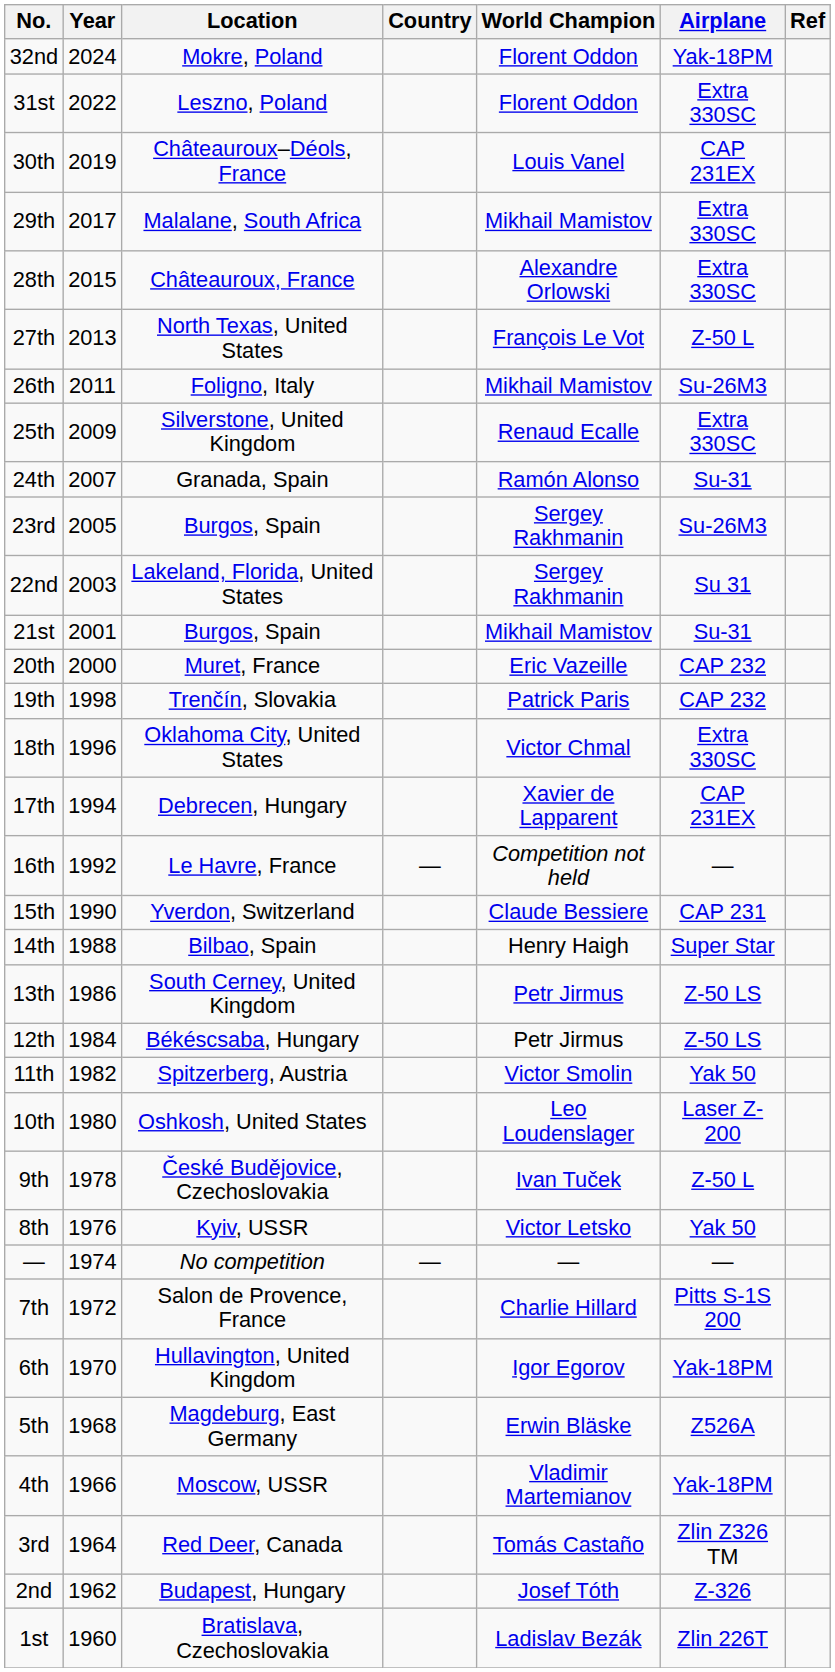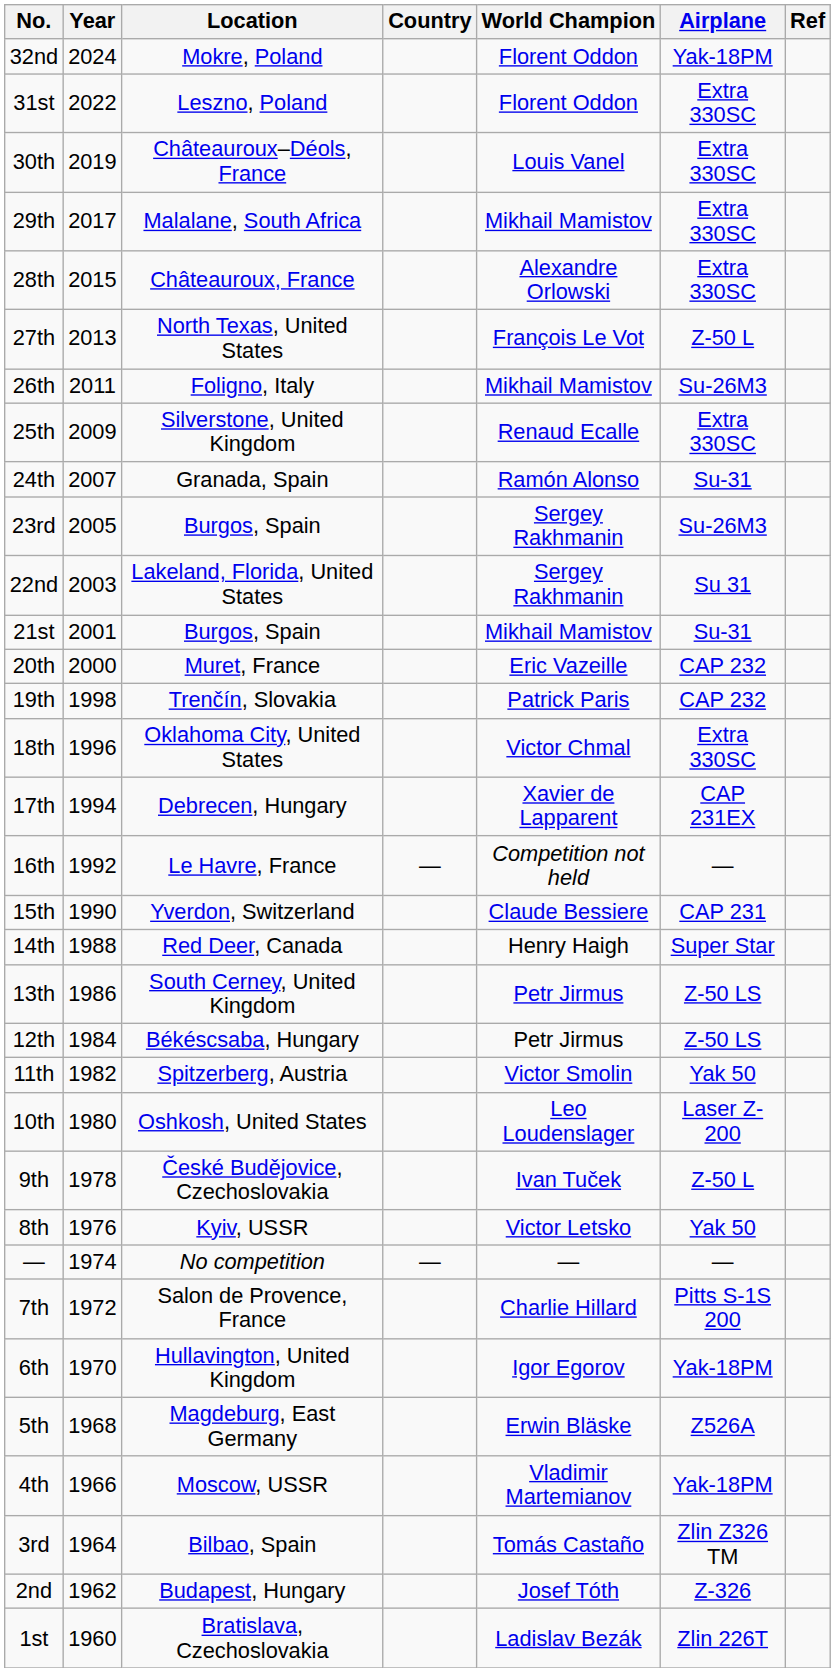(723, 162) CAP 231EX -> (723, 162) Extra 330SC
(252, 946) Bilbao, Spain -> (252, 946) Red Deer, Canada
(252, 1544) Red Deer, Canada -> (252, 1544) Bilbao, Spain
